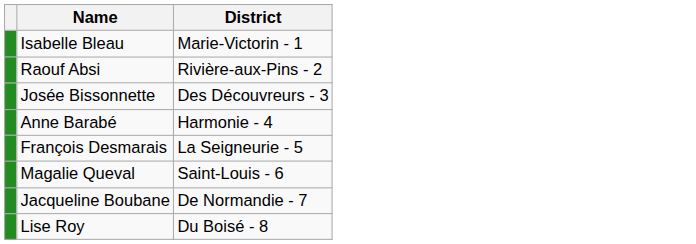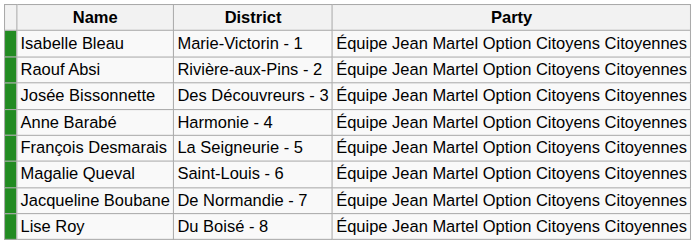+ column: (512, 17)
